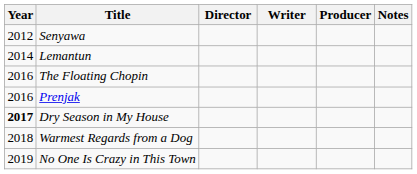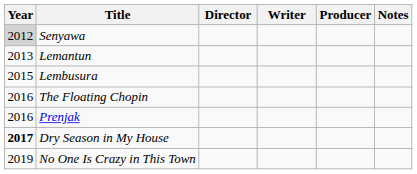(20, 35) no background -> (20, 35) lightgrey background
(20, 55) 2014 -> (20, 55) 2013
+ row: (68, 76)
- row: (116, 138)
